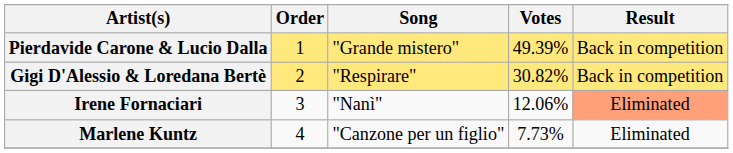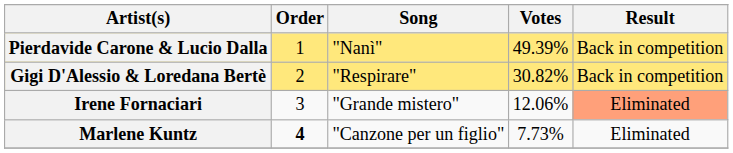(396, 47) "Grande mistero" -> (357, 47) "Nanì"
(357, 104) "Nanì" -> (396, 104) "Grande mistero"
(300, 133) normal -> (300, 133) bold
